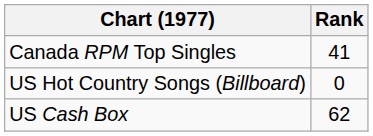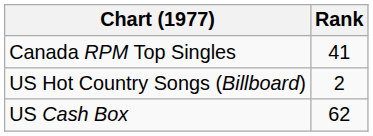(339, 83) 0 -> (339, 83) 2
